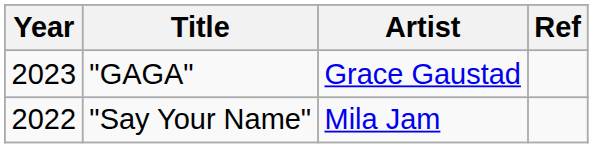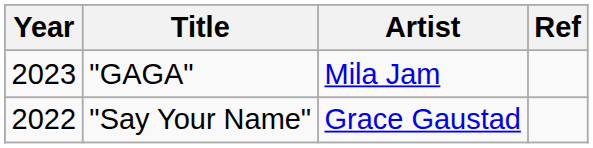(423, 73) Grace Gaustad -> (382, 73) Mila Jam
(382, 119) Mila Jam -> (423, 119) Grace Gaustad
